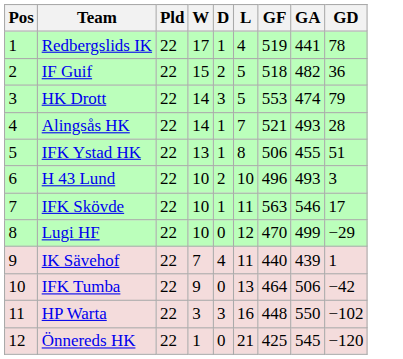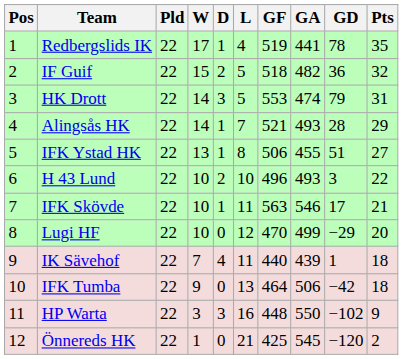+ column: (383, 17)
